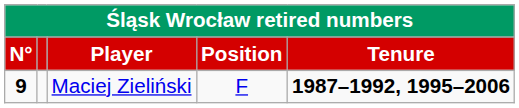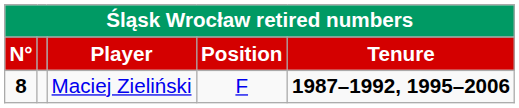(21, 86) 9 -> (21, 86) 8
